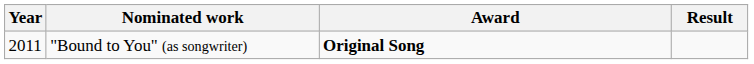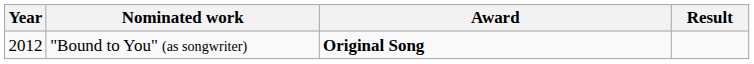(25, 44) 2011 -> (25, 44) 2012
